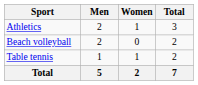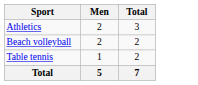- column: (137, 12)
